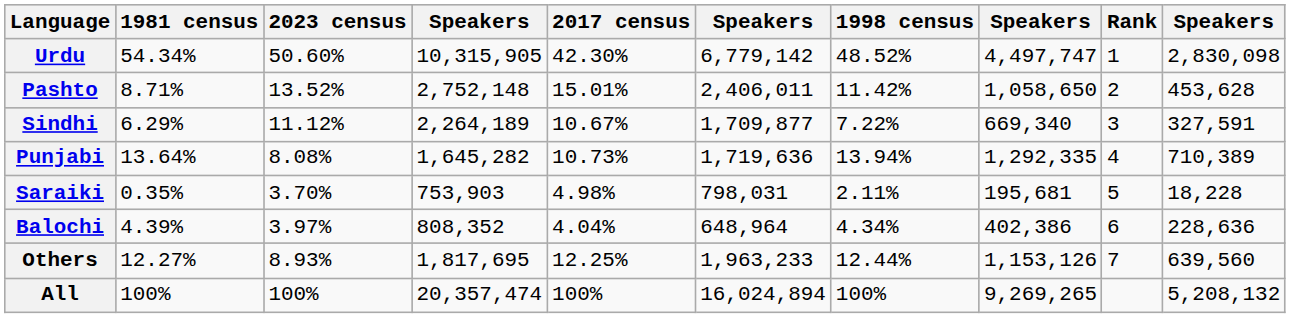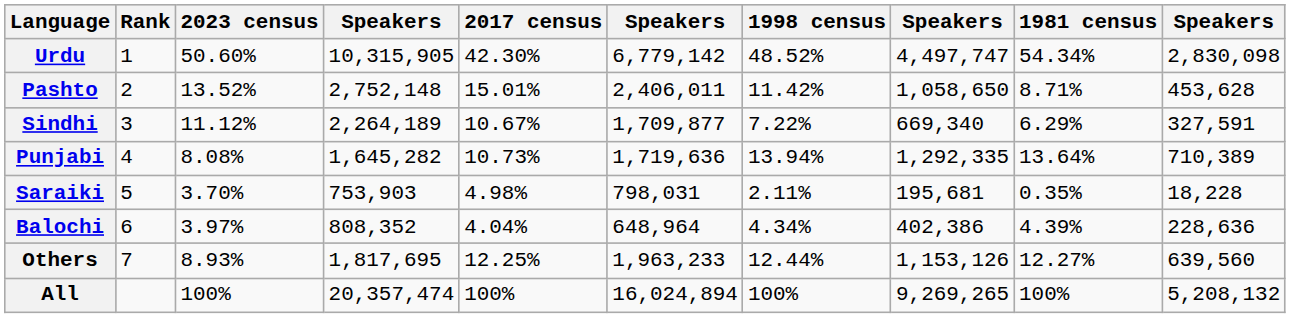columns swapped: (1132, 22) <-> (189, 22)
